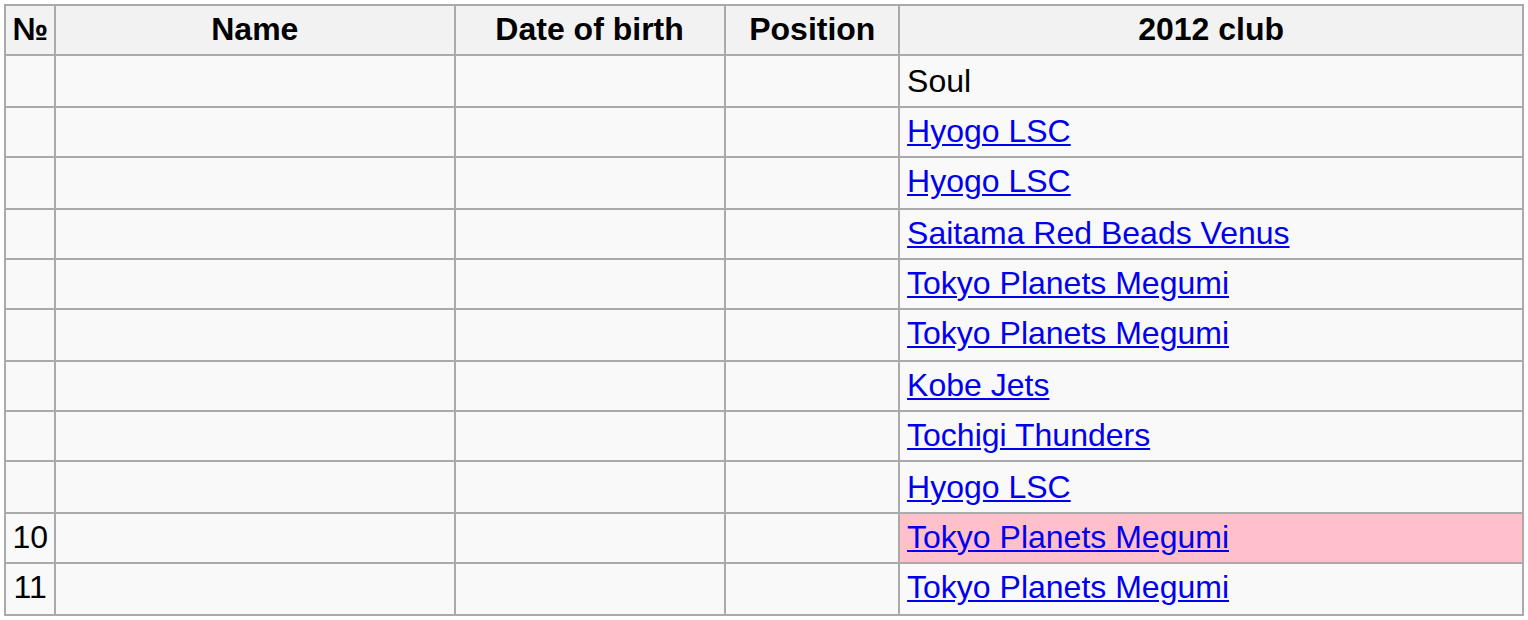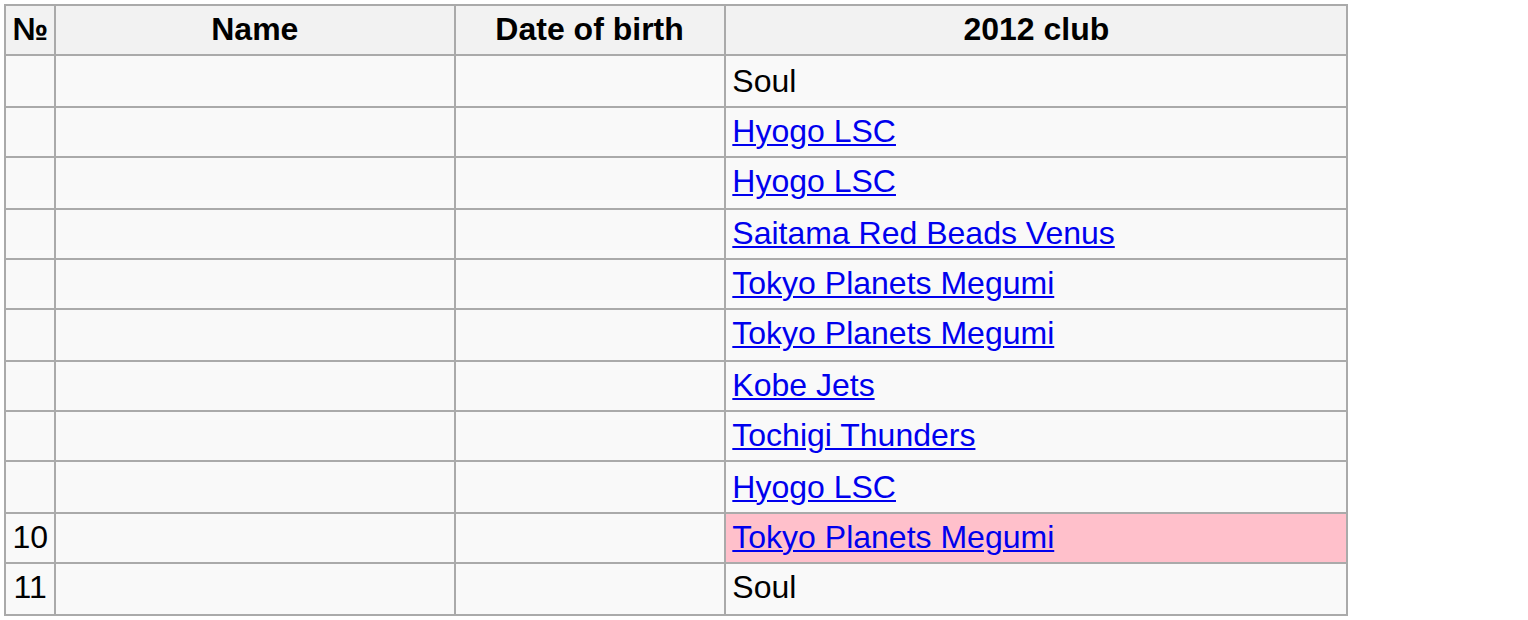- column: (812, 29)
(1068, 588) Tokyo Planets Megumi -> (764, 588) Soul
